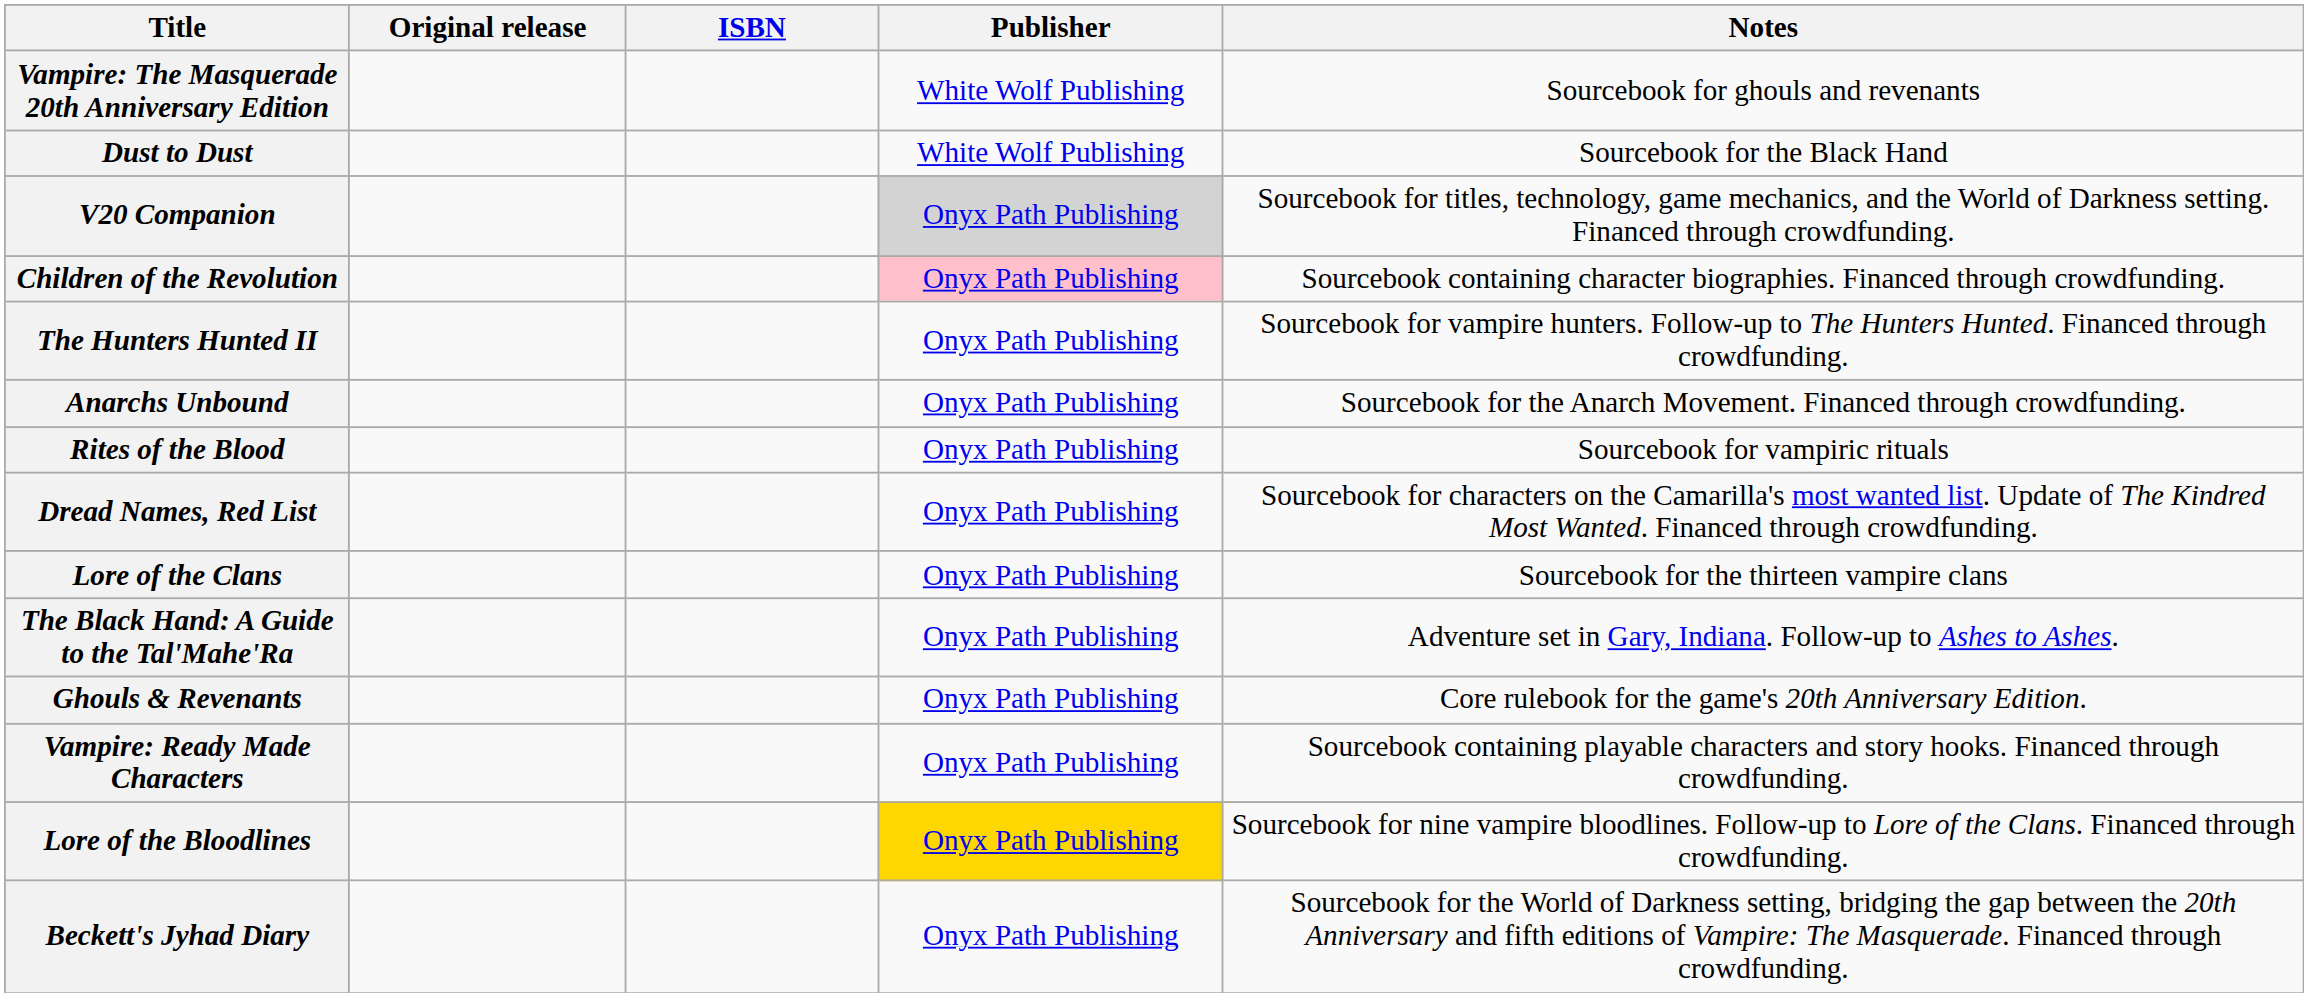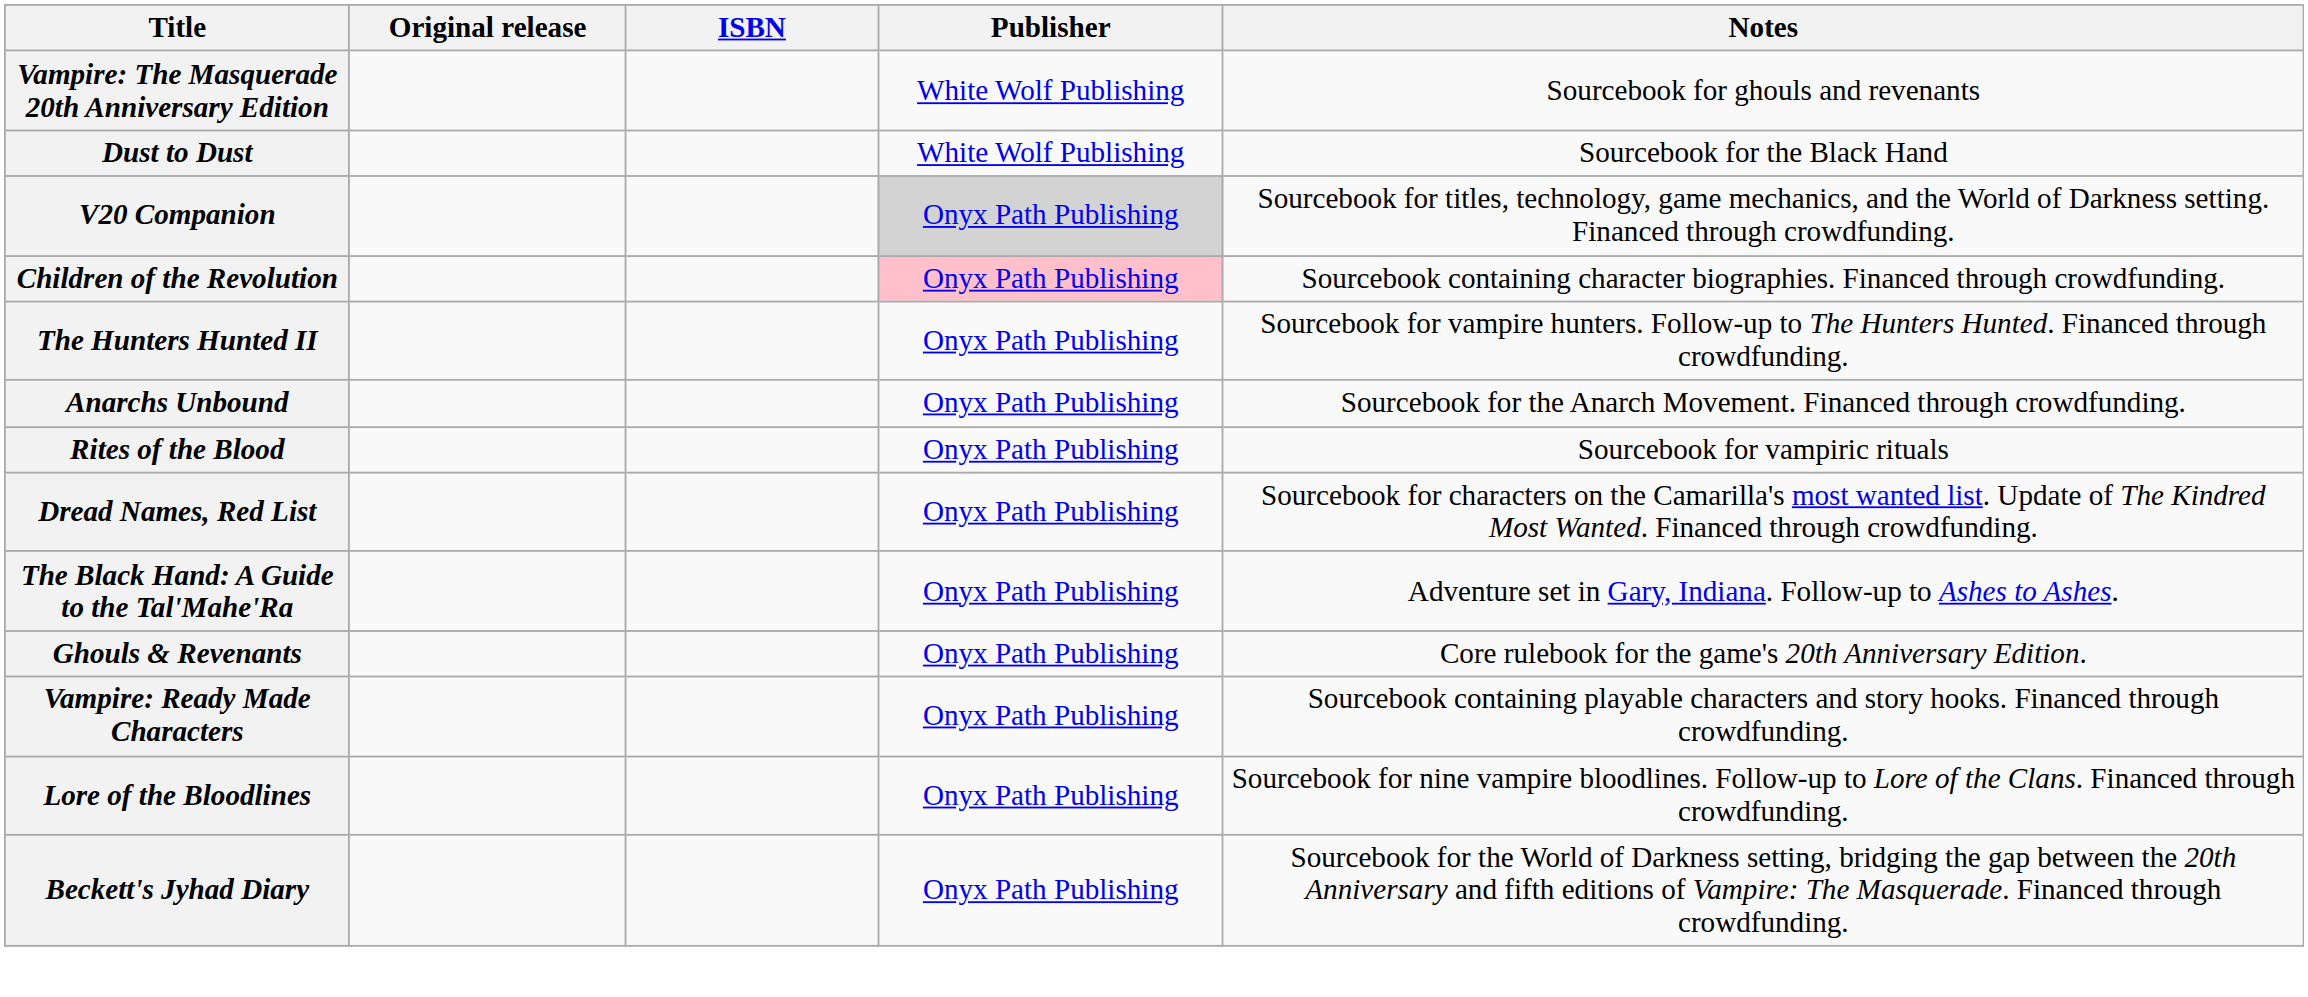- row: (177, 574)
(1051, 840) gold background -> (1051, 794) no background
